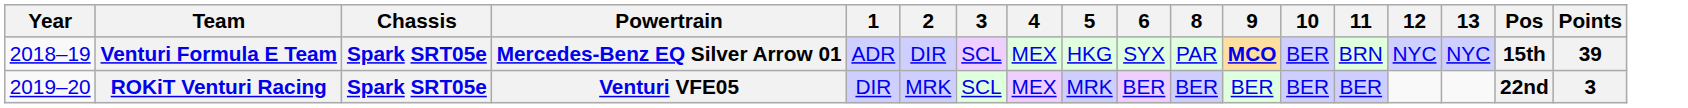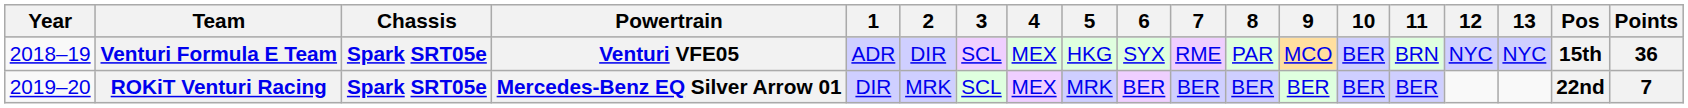+ column: (1198, 21)
(669, 54) Mercedes-Benz EQ Silver Arrow 01 -> (669, 54) Venturi VFE05
(1252, 54) bold -> (1308, 54) normal
(1590, 54) 39 -> (1646, 54) 36
(669, 86) Venturi VFE05 -> (669, 86) Mercedes-Benz EQ Silver Arrow 01
(1590, 86) 3 -> (1646, 86) 7
